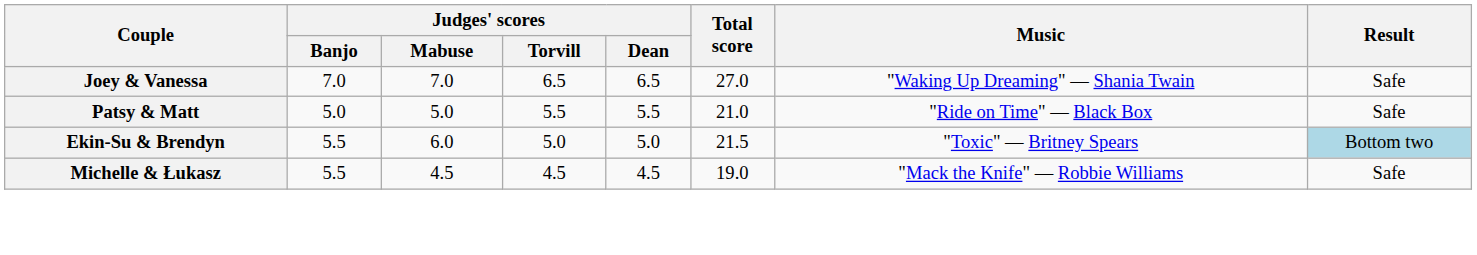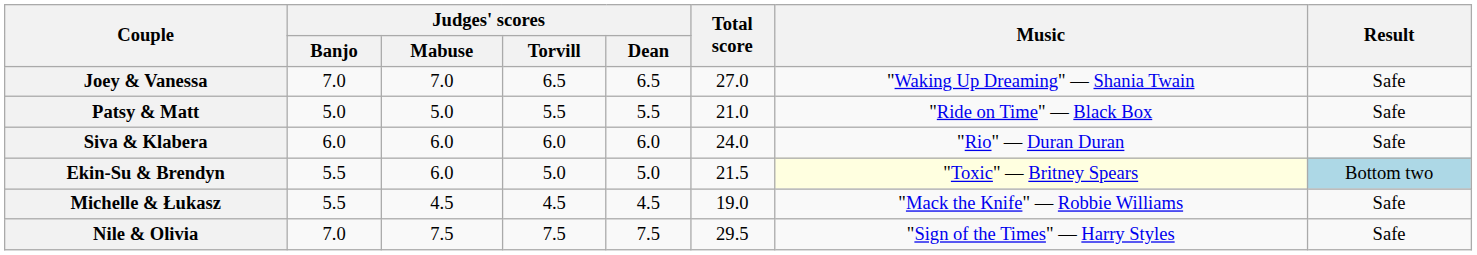+ row: (146, 142)
(1041, 142) no background -> (1041, 173) lightyellow background
+ row: (146, 234)
